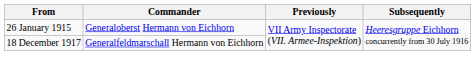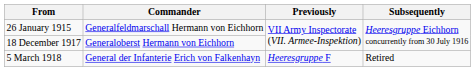(160, 27) Generaloberst Hermann von Eichhorn -> (174, 27) Generalfeldmarschall Hermann von Eichhorn
(174, 43) Generalfeldmarschall Hermann von Eichhorn -> (160, 43) Generaloberst Hermann von Eichhorn
+ row: (34, 58)
